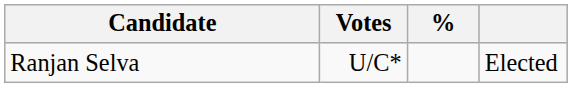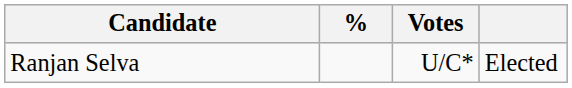columns swapped: (364, 23) <-> (443, 23)
